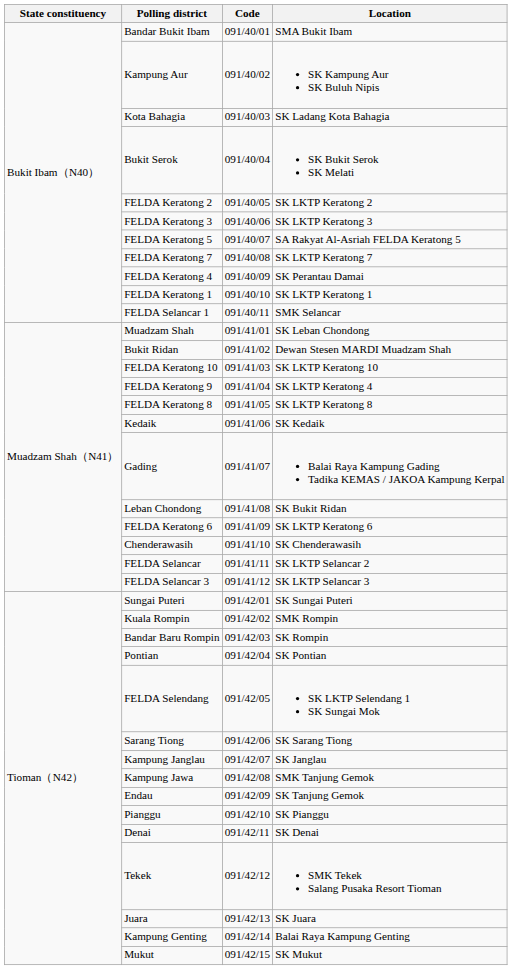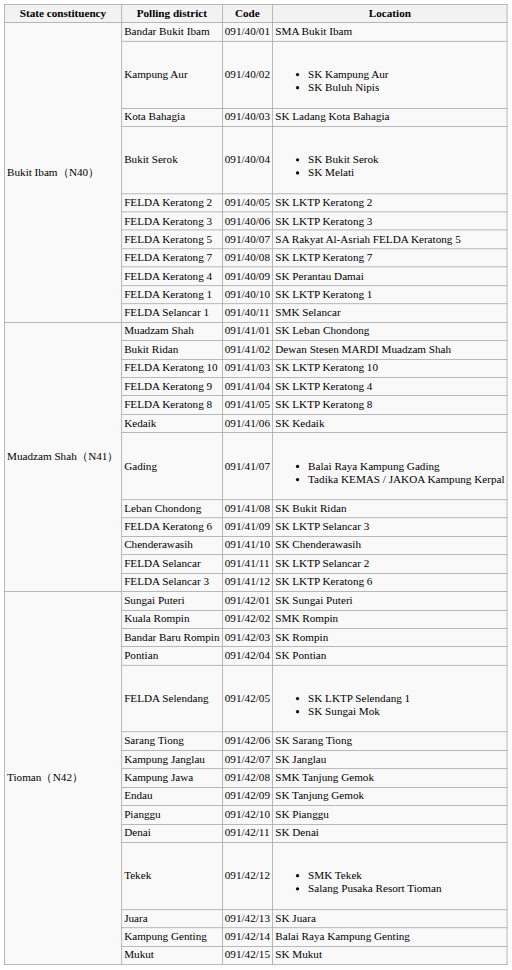(324, 526) SK LKTP Keratong 6 -> (322, 526) SK LKTP Selancar 3
(322, 582) SK LKTP Selancar 3 -> (324, 582) SK LKTP Keratong 6
